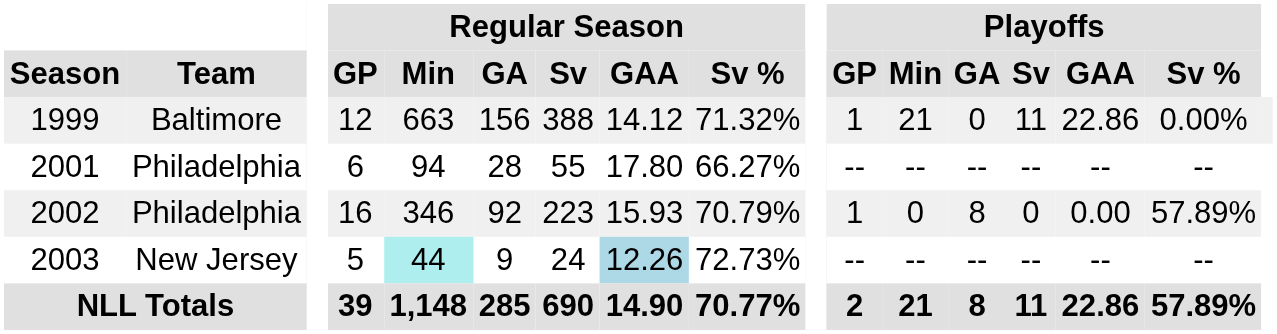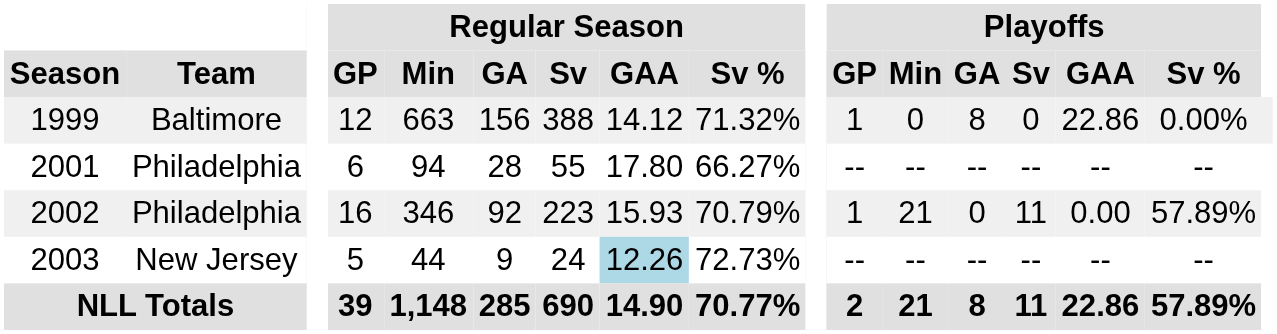(915, 119) 21 -> (915, 119) 0
(977, 119) 0 -> (977, 119) 8
(1031, 119) 11 -> (1031, 119) 0
(915, 213) 0 -> (915, 213) 21
(977, 213) 8 -> (977, 213) 0
(1031, 213) 0 -> (1031, 213) 11
(428, 259) paleturquoise background -> (428, 259) no background
